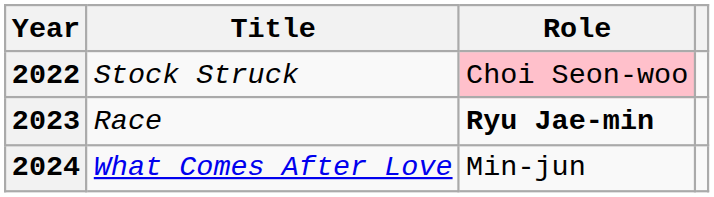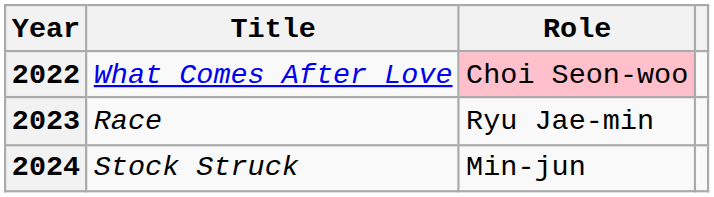(196, 75) Stock Struck -> (273, 75) What Comes After Love
(560, 121) bold -> (560, 121) normal
(273, 167) What Comes After Love -> (196, 167) Stock Struck
